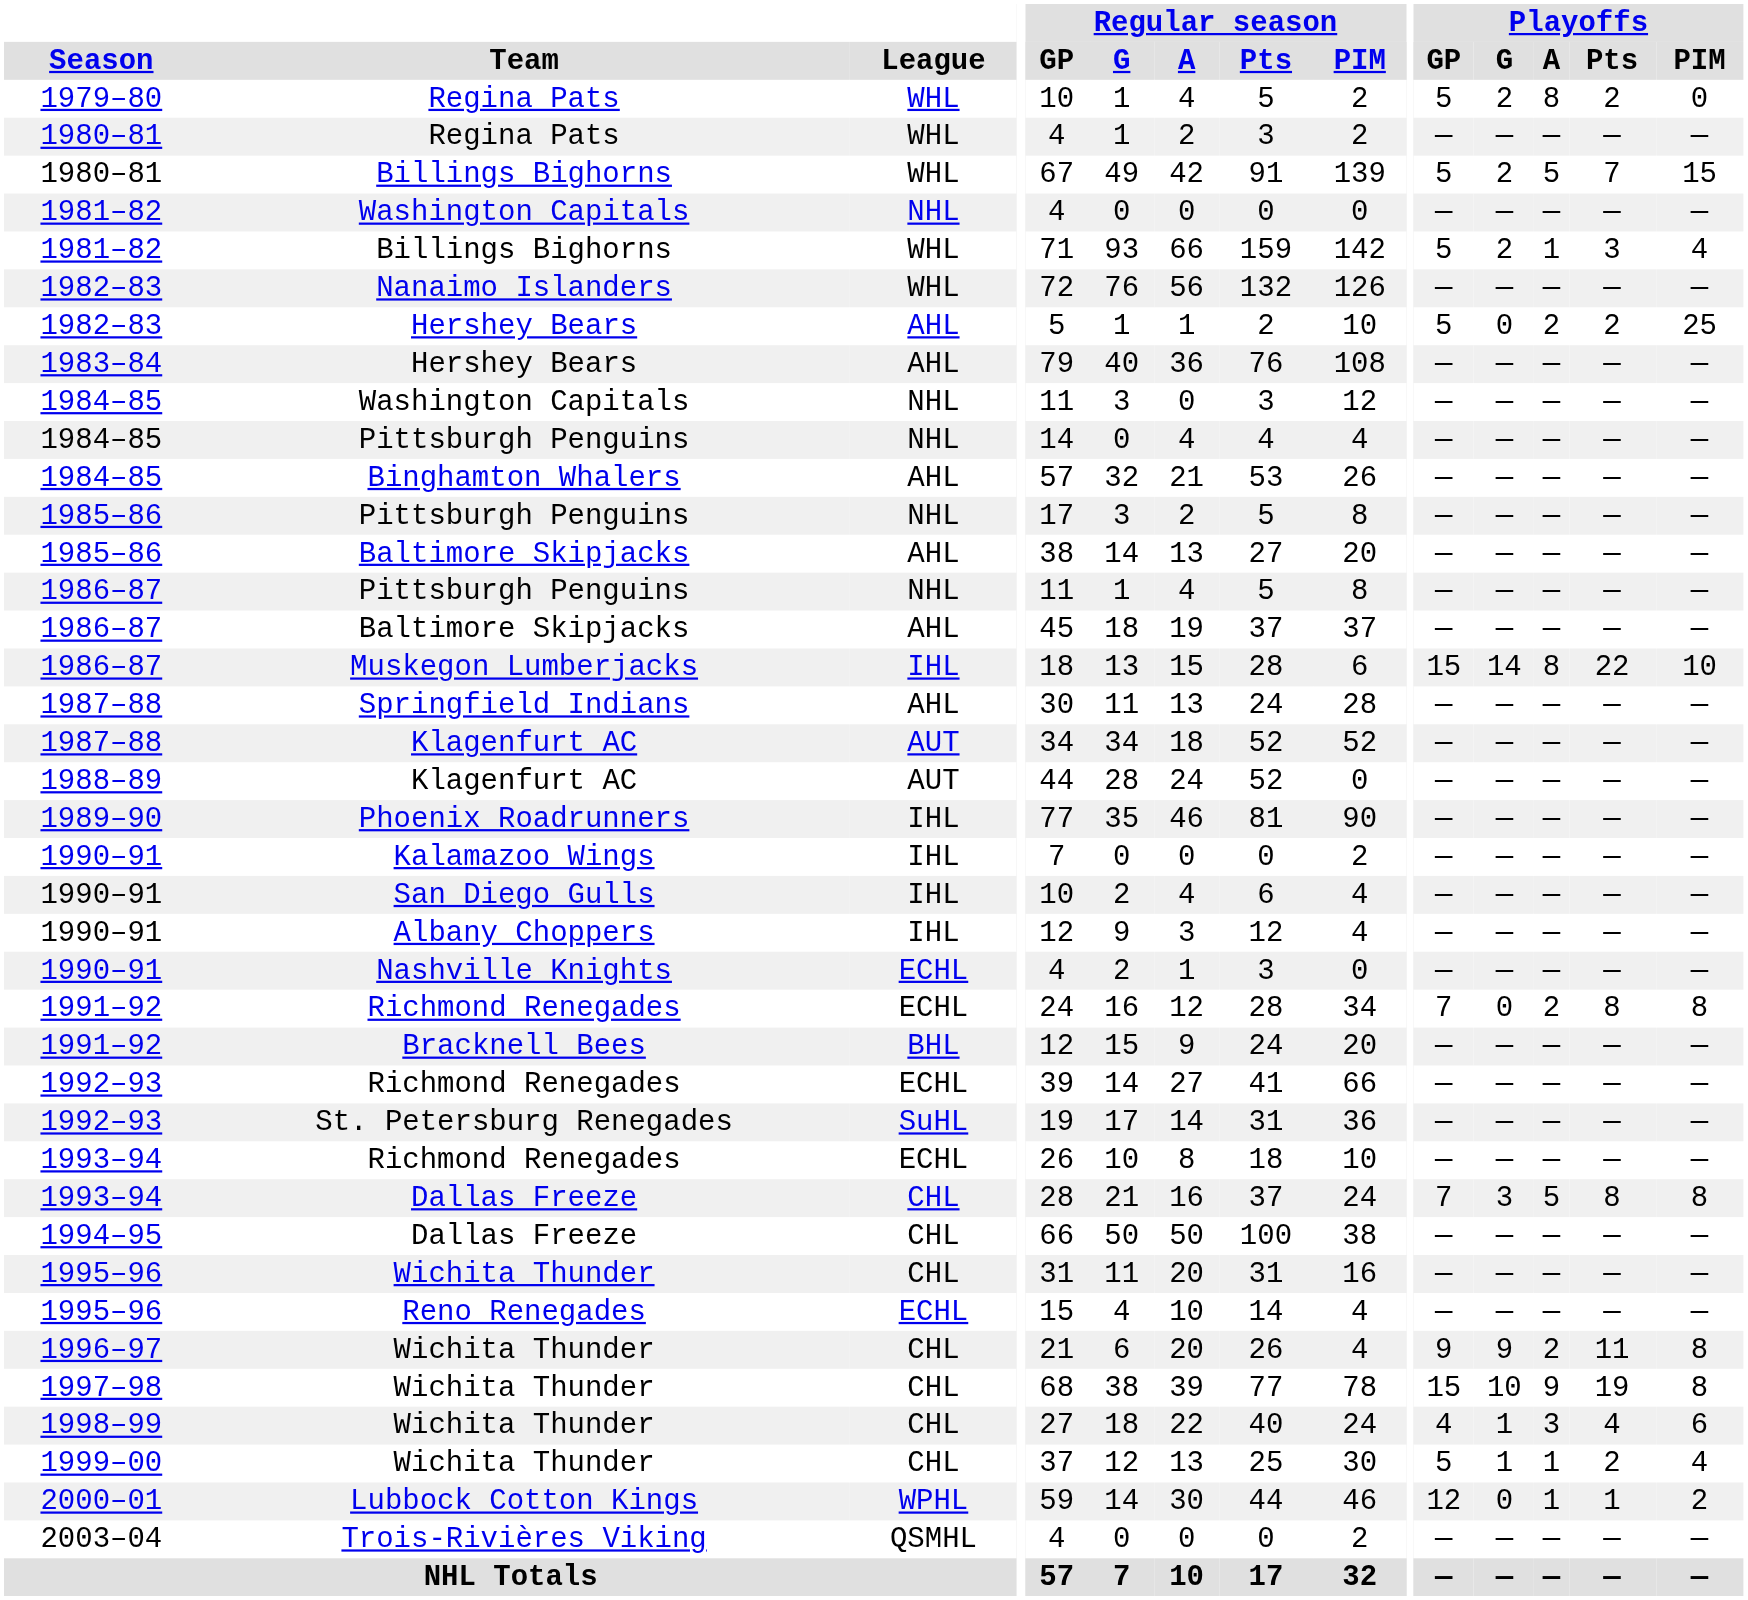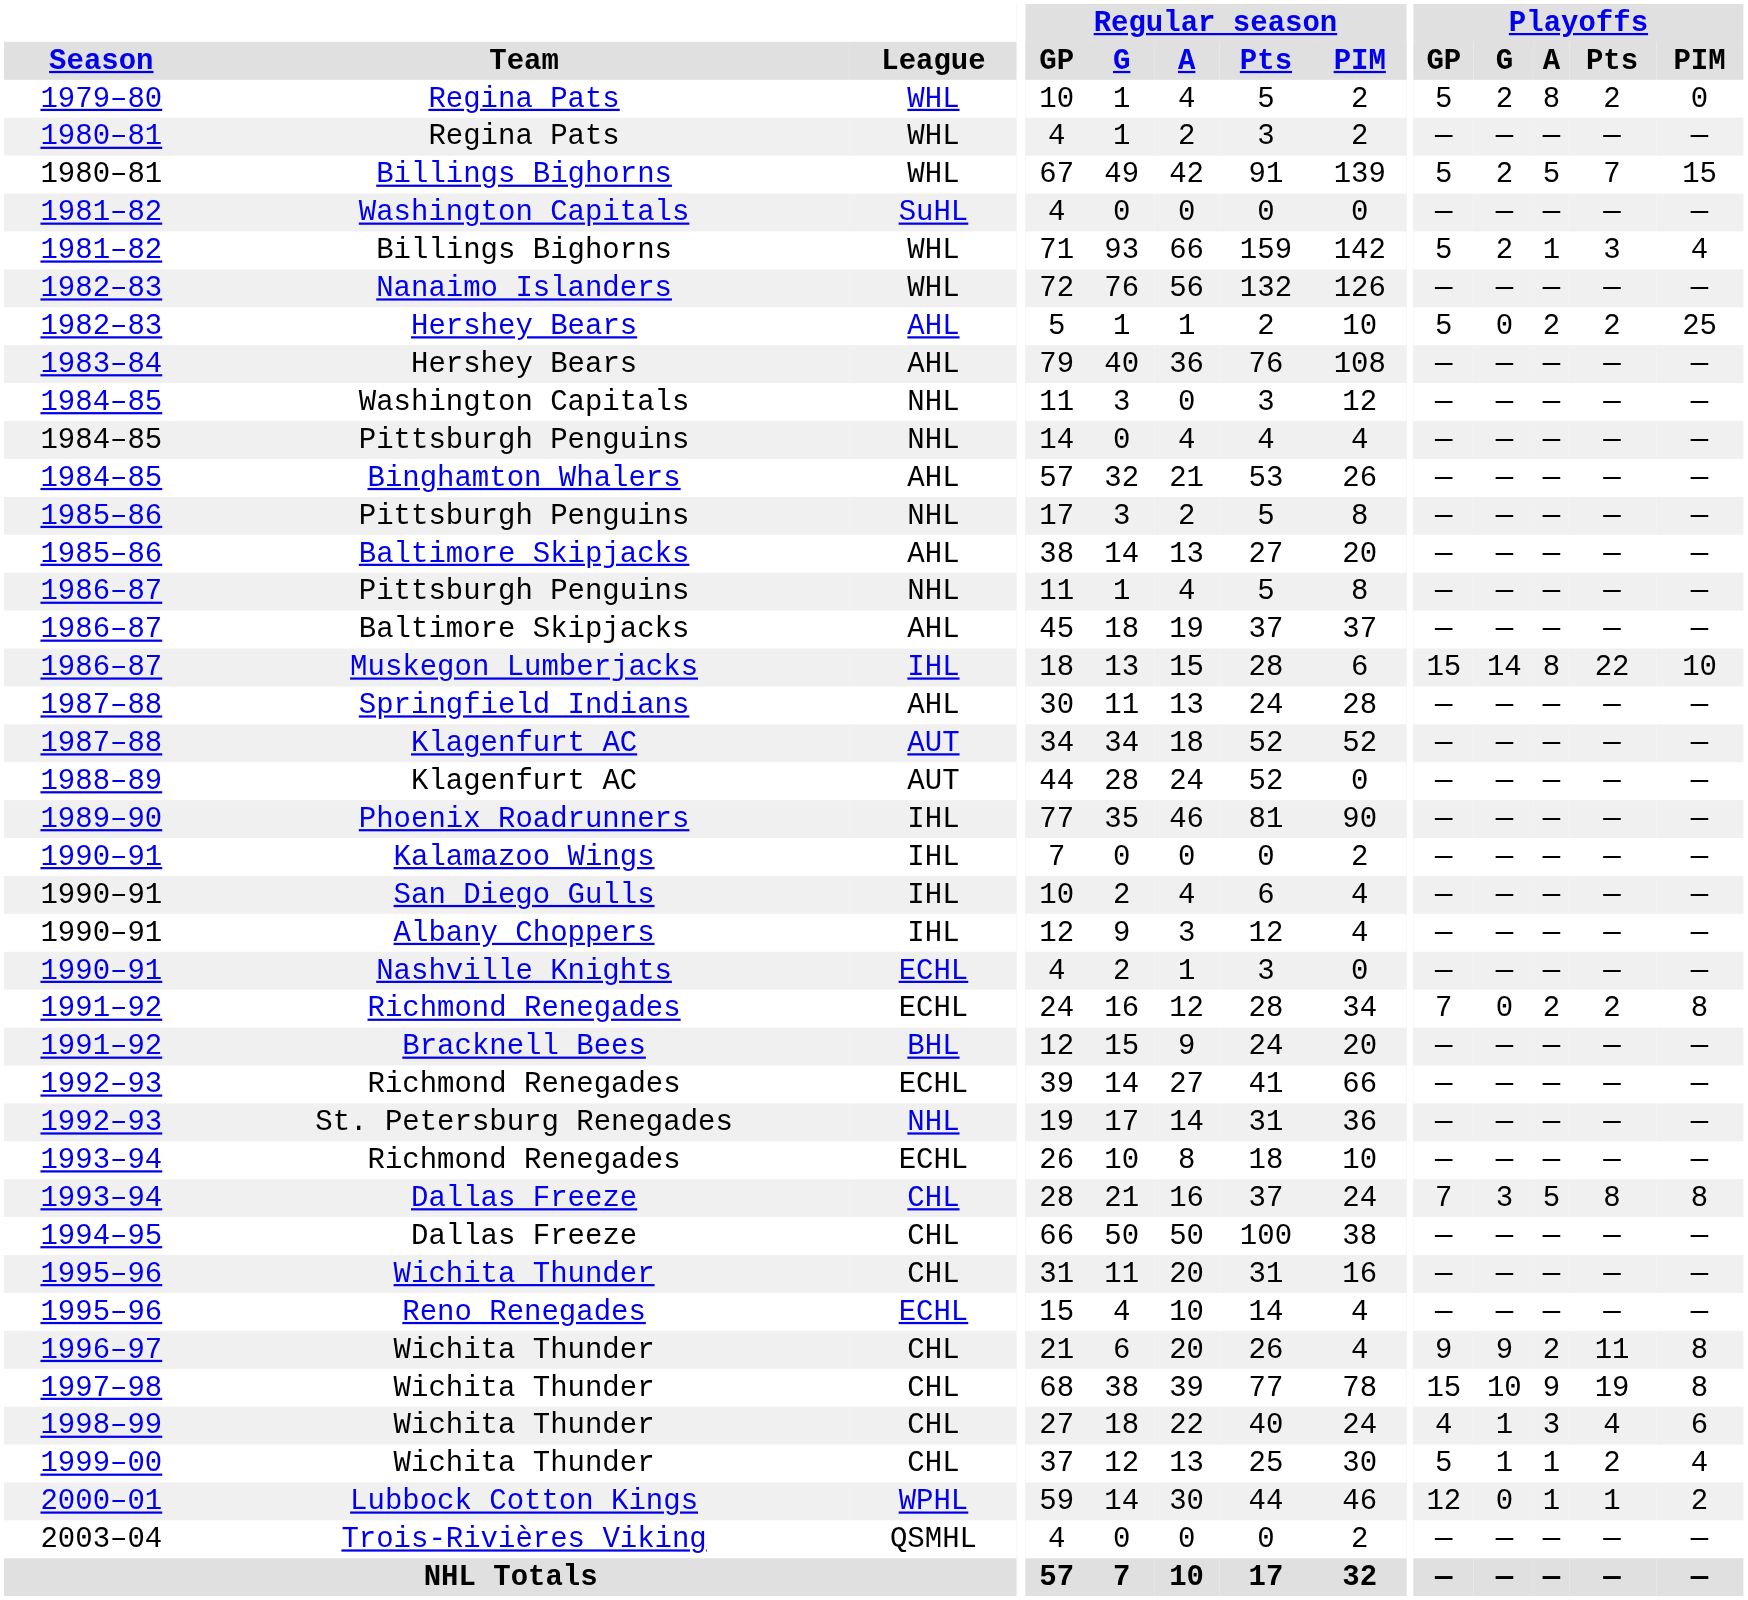(933, 213) NHL -> (933, 213) SuHL
(1612, 1009) 8 -> (1612, 1009) 2
(933, 1122) SuHL -> (933, 1122) NHL
